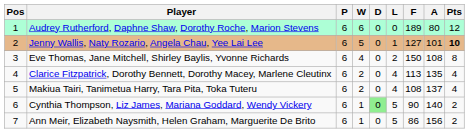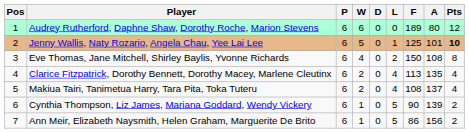(413, 43) 127 -> (413, 43) 125
(378, 105) lightgreen background -> (378, 105) no background
(434, 105) 140 -> (434, 105) 139
